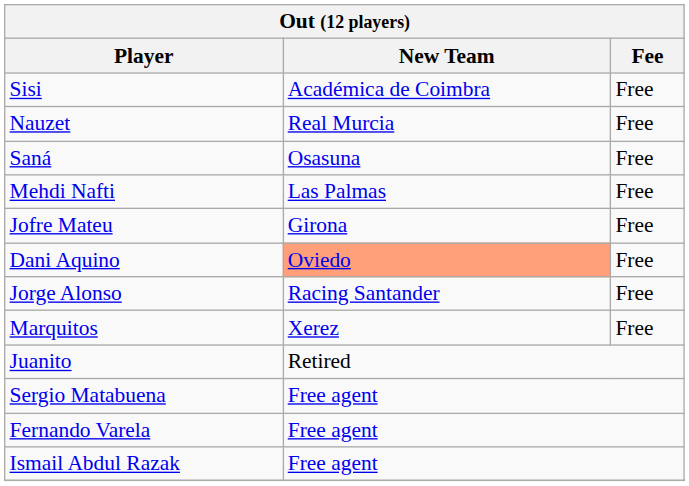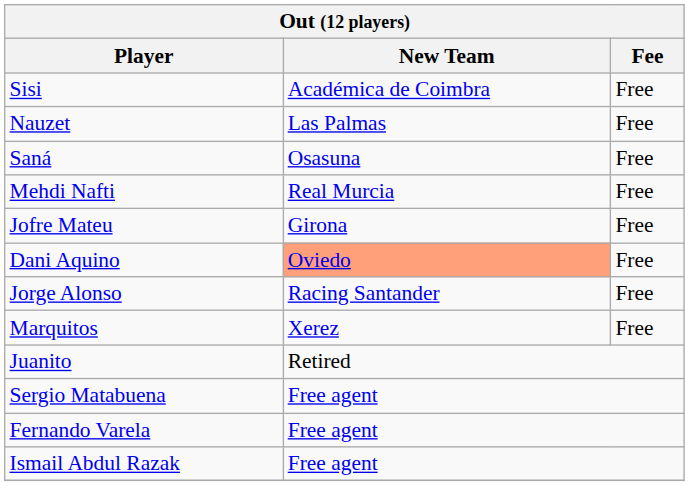(341, 123) Real Murcia -> (337, 123) Las Palmas
(337, 191) Las Palmas -> (341, 191) Real Murcia
